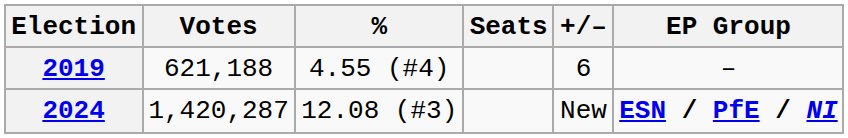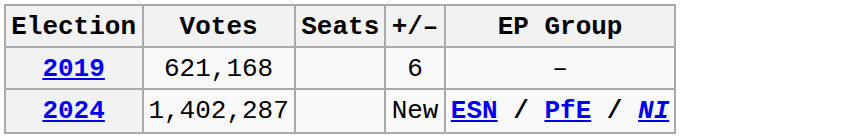- column: (379, 26)
(219, 69) 621,188 -> (219, 69) 621,168
(219, 111) 1,420,287 -> (219, 111) 1,402,287
